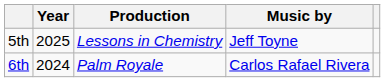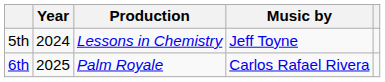(53, 40) 2025 -> (53, 40) 2024
(53, 64) 2024 -> (53, 64) 2025
